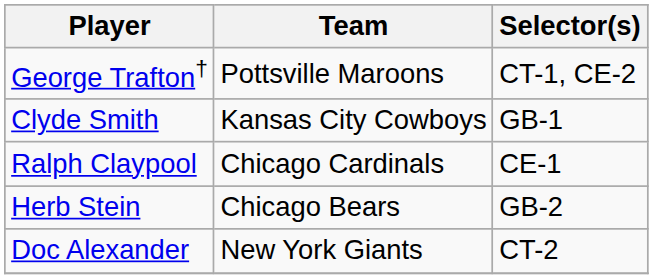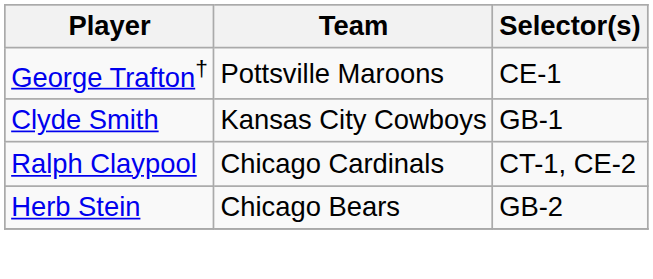(568, 73) CT-1, CE-2 -> (530, 73) CE-1
(530, 163) CE-1 -> (568, 163) CT-1, CE-2
- row: (100, 250)
